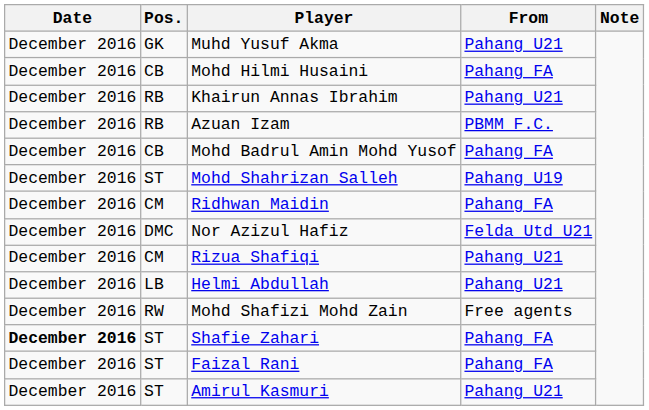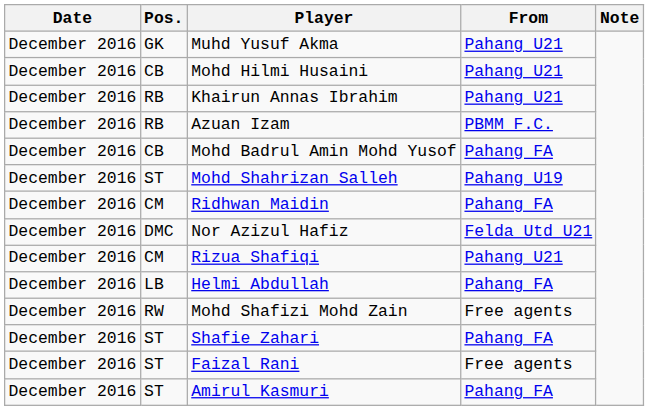(509, 71) Pahang FA -> (514, 71) Pahang U21
(514, 285) Pahang U21 -> (509, 285) Pahang FA
(72, 338) bold -> (72, 338) normal
(509, 365) Pahang FA -> (519, 365) Free agents
(514, 392) Pahang U21 -> (509, 392) Pahang FA
